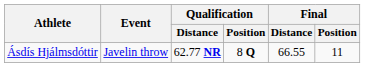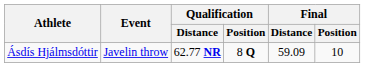(292, 53) 66.55 -> (292, 53) 59.09
(337, 53) 11 -> (337, 53) 10
